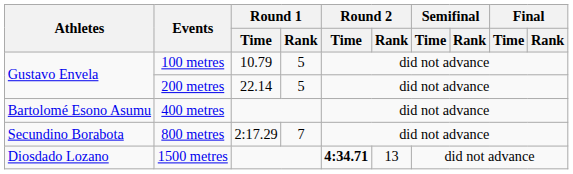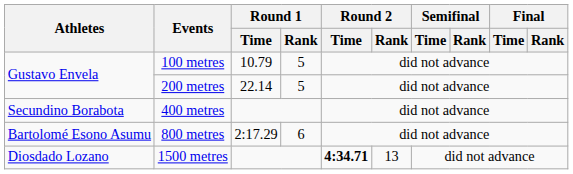(79, 110) Bartolomé Esono Asumu -> (66, 110) Secundino Borabota
(66, 134) Secundino Borabota -> (79, 134) Bartolomé Esono Asumu
(301, 134) 7 -> (301, 134) 6
